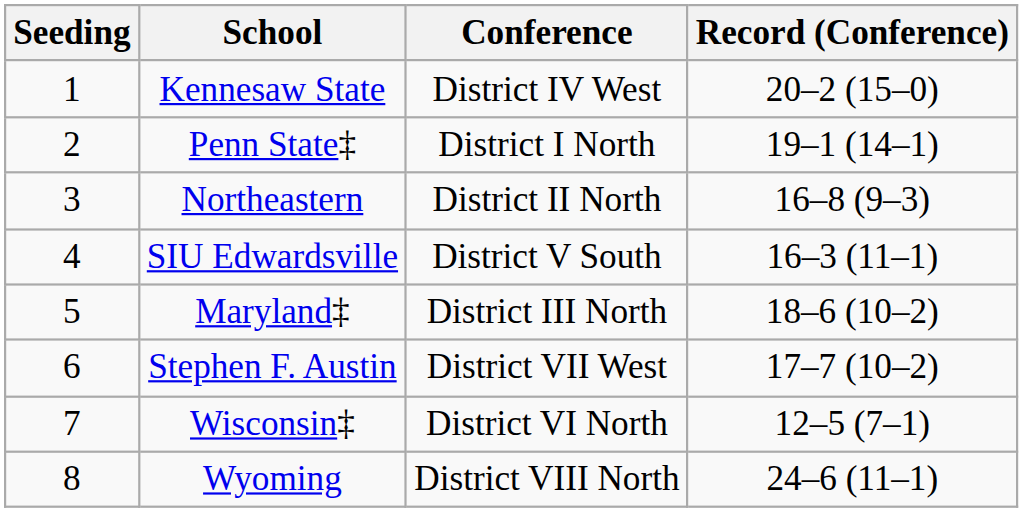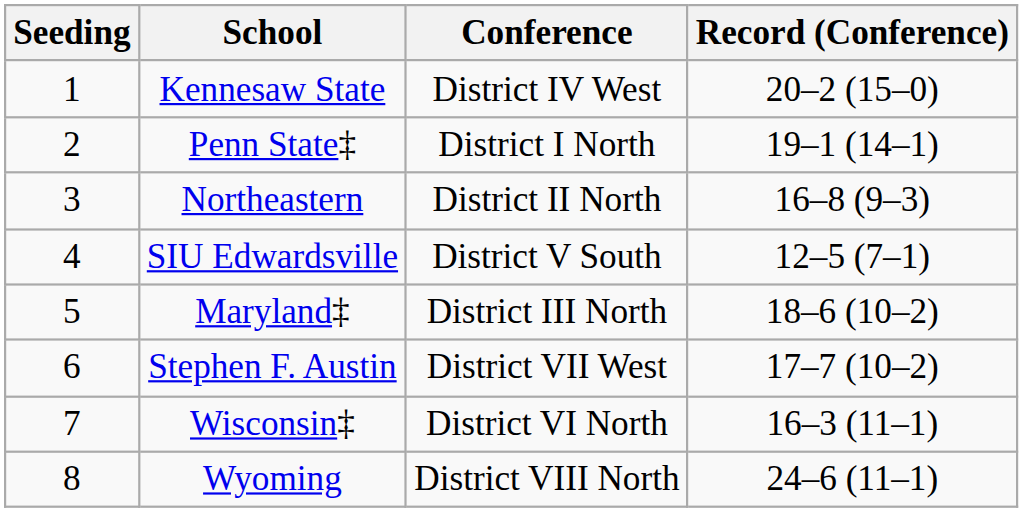(852, 255) 16–3 (11–1) -> (852, 255) 12–5 (7–1)
(852, 423) 12–5 (7–1) -> (852, 423) 16–3 (11–1)
